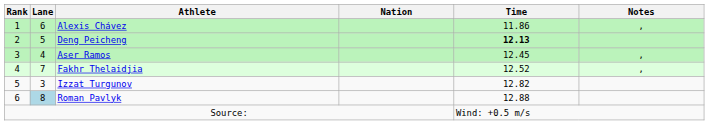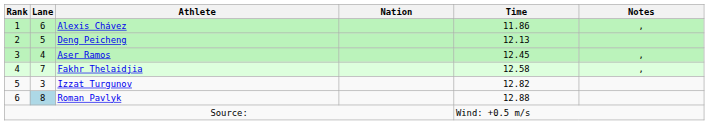(516, 40) bold -> (516, 40) normal
(516, 69) 12.52 -> (516, 69) 12.58
